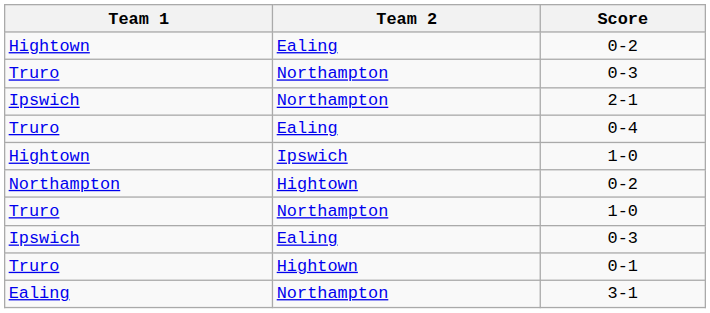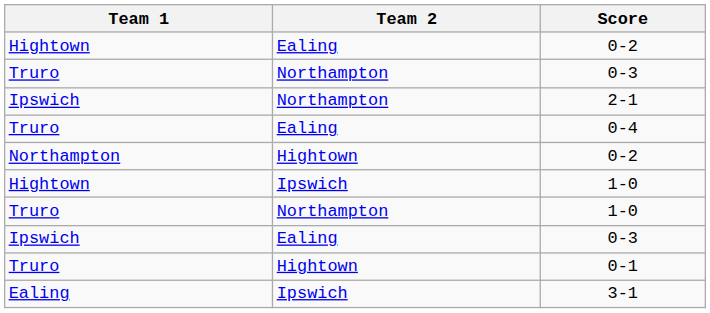rows swapped: (64, 184) <-> (49, 156)
(333, 294) Northampton -> (312, 294) Ipswich
